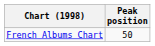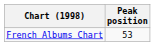(127, 35) 50 -> (127, 35) 53
